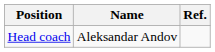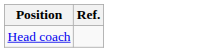- column: (127, 15)
